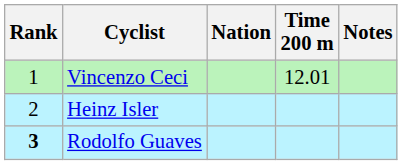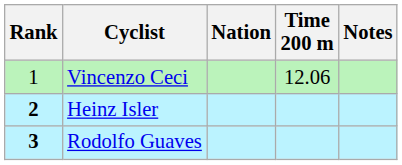(307, 76) 12.01 -> (307, 76) 12.06
(33, 109) normal -> (33, 109) bold
